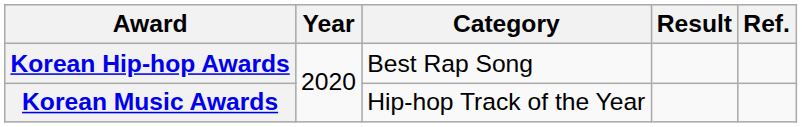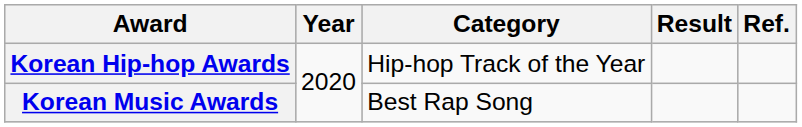(450, 63) Best Rap Song -> (506, 63) Hip-hop Track of the Year
(506, 102) Hip-hop Track of the Year -> (450, 102) Best Rap Song
